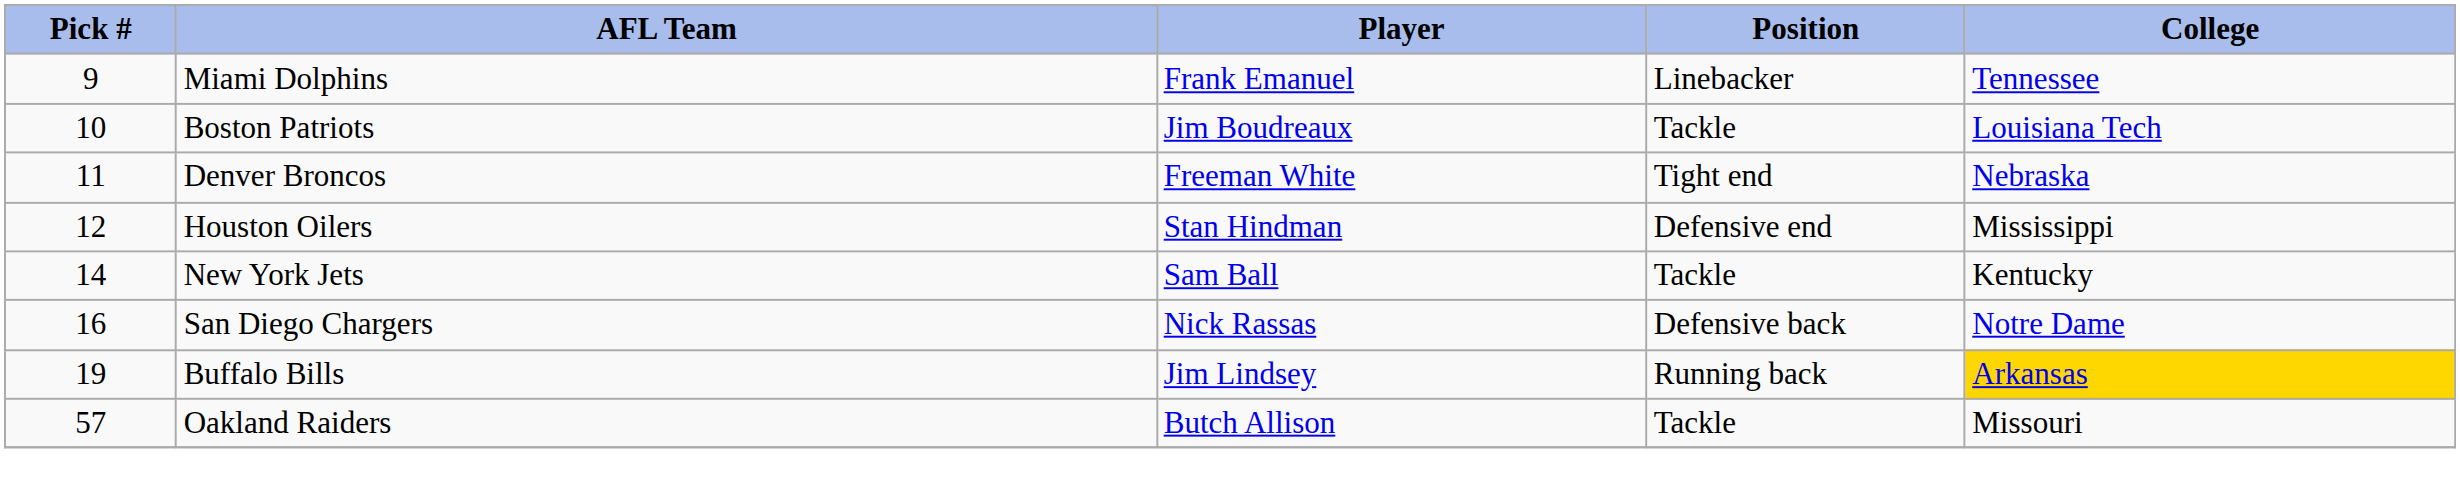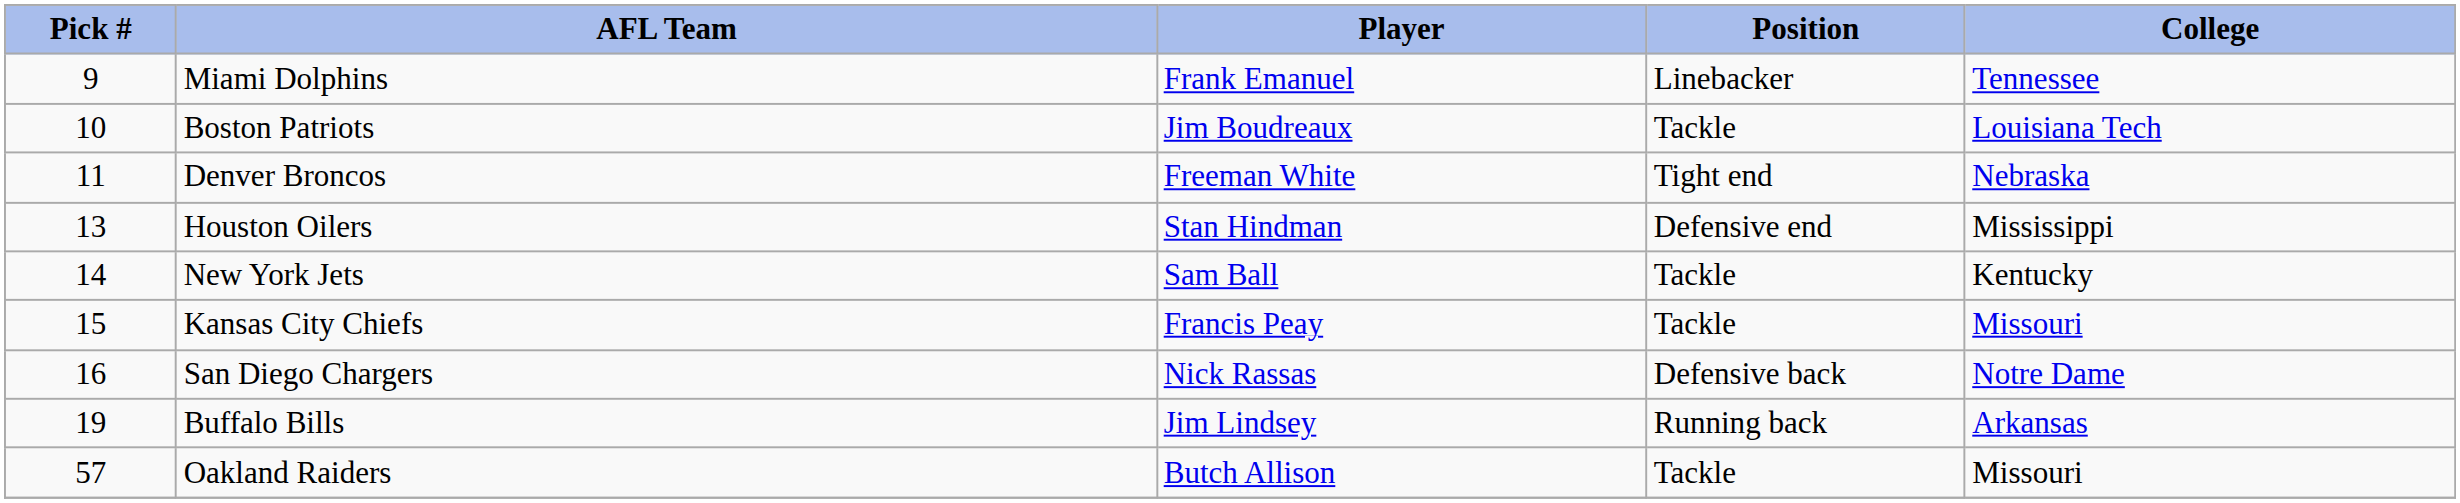(91, 226) 12 -> (91, 226) 13
+ row: (303, 324)
(2030, 373) gold background -> (2030, 422) no background
